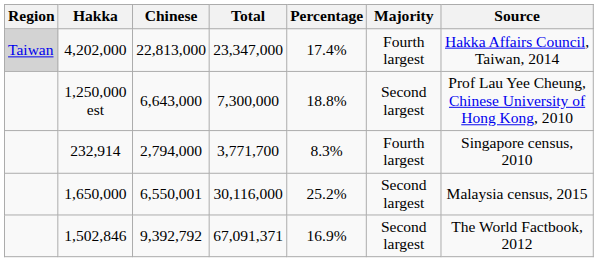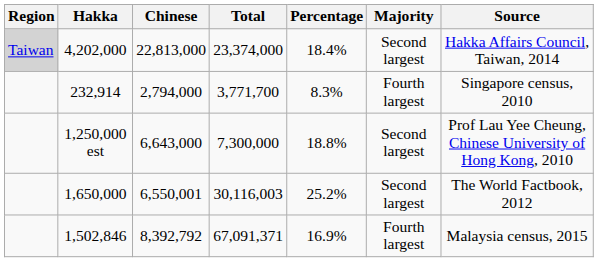(248, 50) 23,347,000 -> (248, 50) 23,374,000
(327, 50) 17.4% -> (327, 50) 18.4%
(404, 50) Fourth largest -> (404, 50) Second largest
rows swapped: (95, 100) <-> (95, 151)
(248, 193) 30,116,000 -> (248, 193) 30,116,003
(517, 193) Malaysia census, 2015 -> (517, 193) The World Factbook, 2012
(171, 235) 9,392,792 -> (171, 235) 8,392,792
(404, 235) Second largest -> (404, 235) Fourth largest
(517, 235) The World Factbook, 2012 -> (517, 235) Malaysia census, 2015
